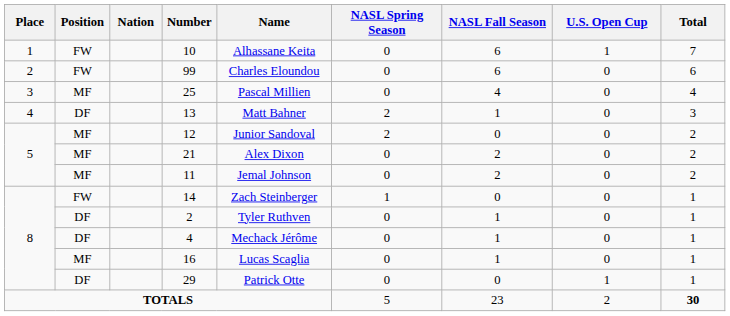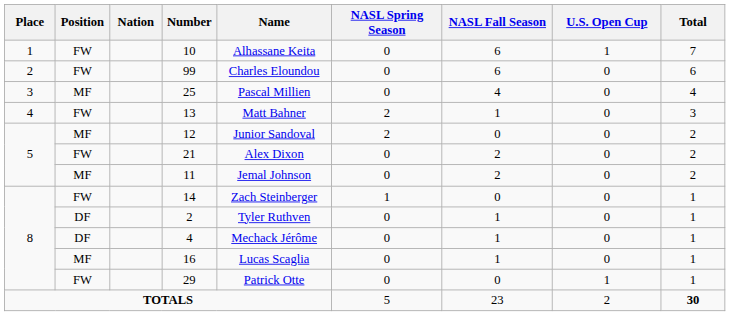(82, 113) DF -> (82, 113) FW
(82, 154) MF -> (82, 154) FW
(82, 279) DF -> (82, 279) FW
